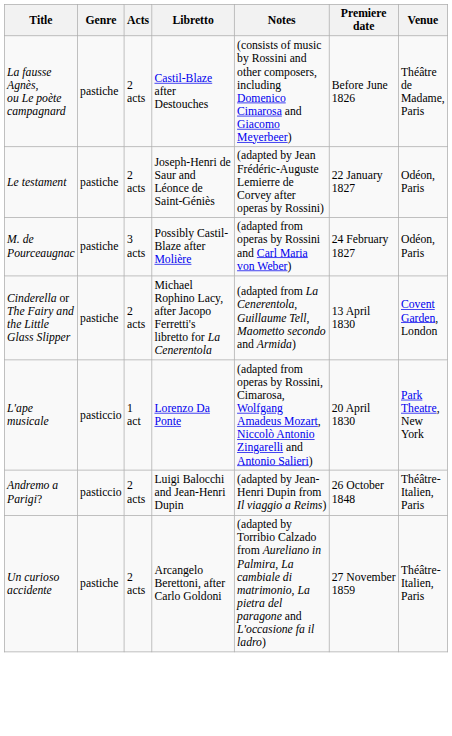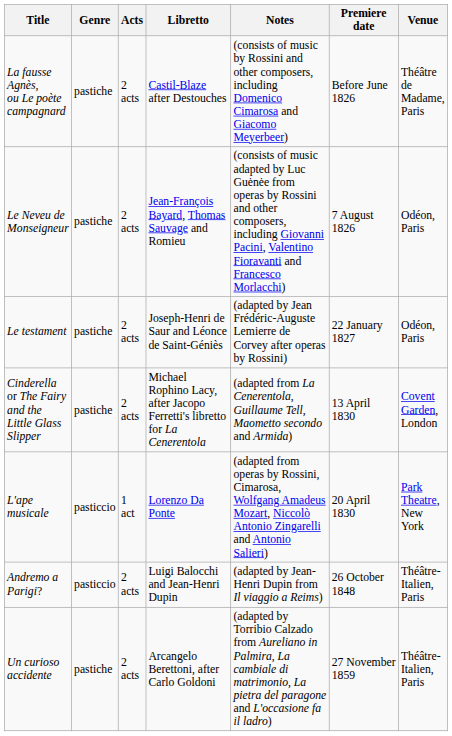+ row: (38, 221)
- row: (41, 246)
